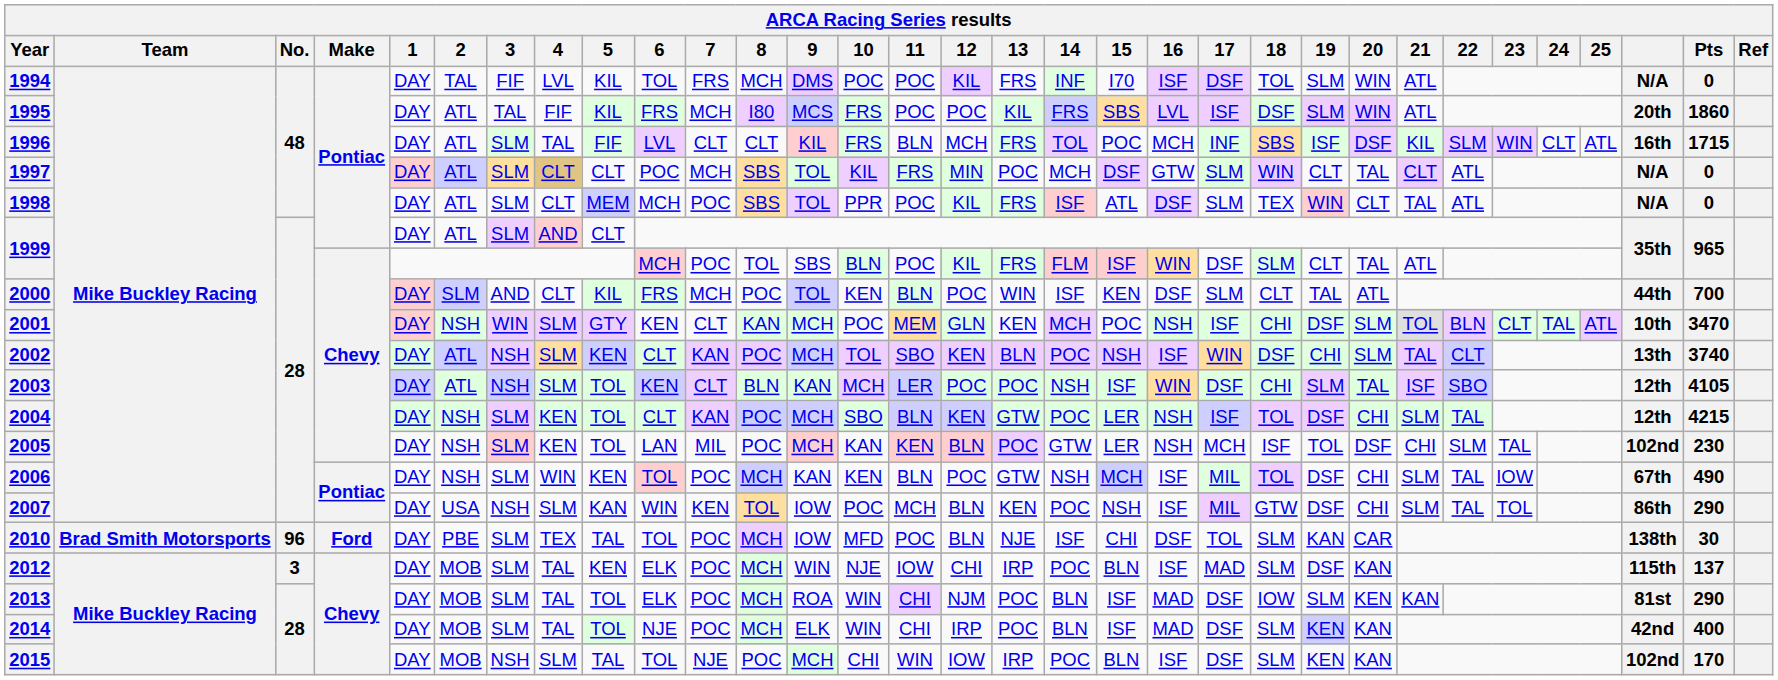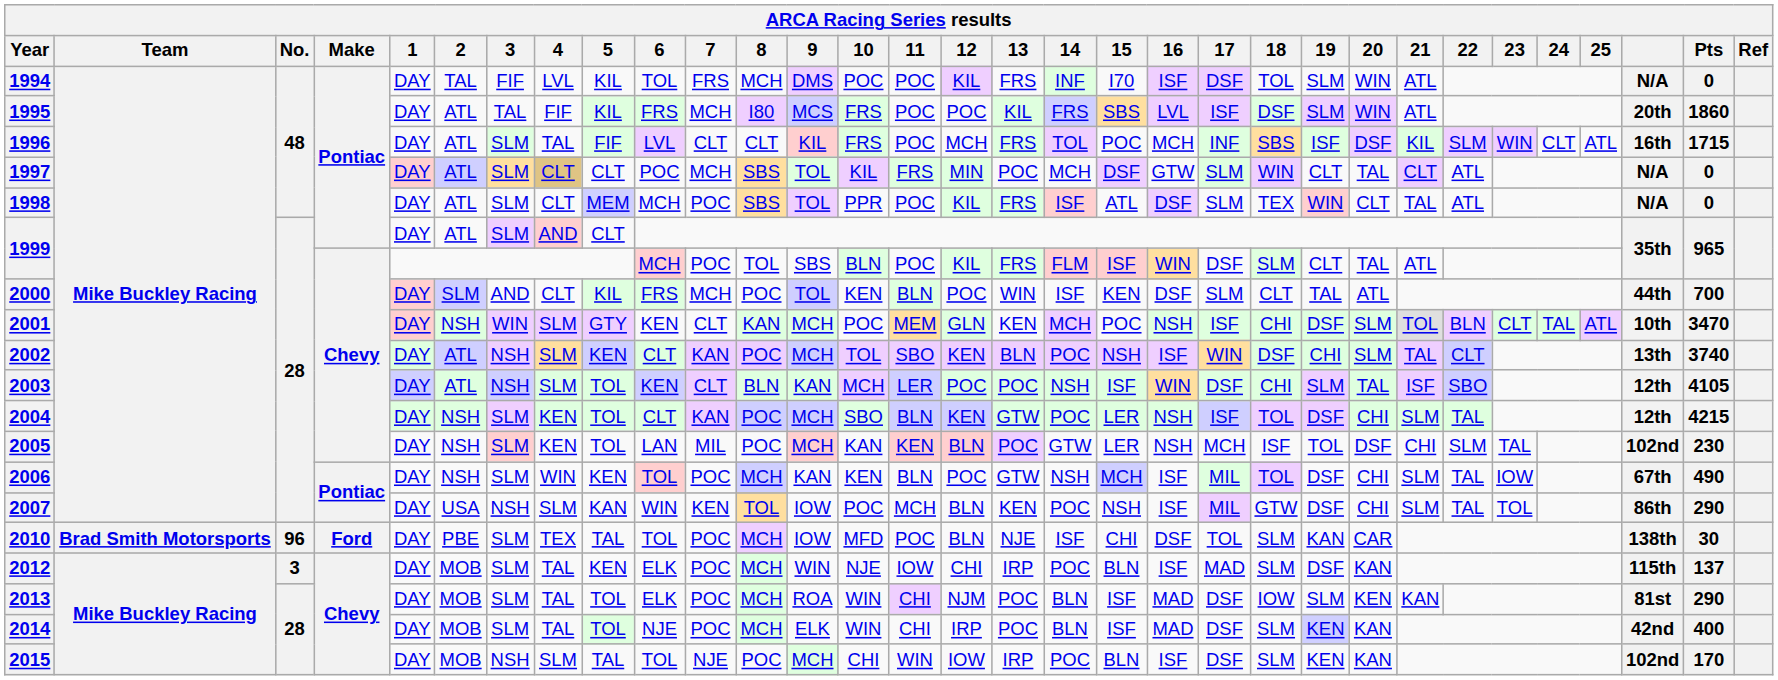(915, 142) BLN -> (915, 142) POC
